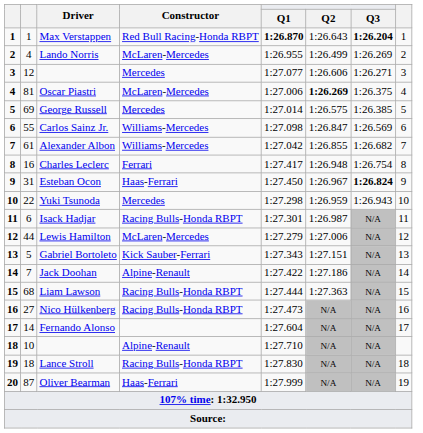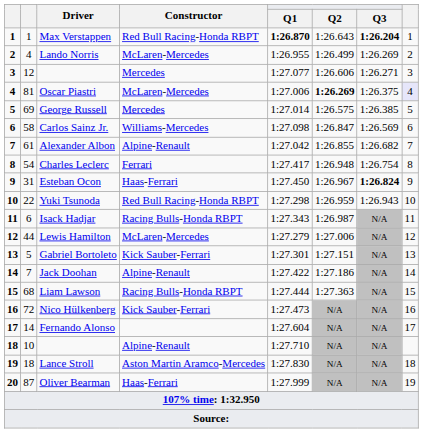(404, 91) no background -> (410, 91) lavender background
(29, 127) 55 -> (29, 127) 58
(165, 145) Williams-Mercedes -> (156, 145) Alpine-Renault
(29, 163) 16 -> (29, 163) 54
(143, 200) Mercedes -> (190, 200) Red Bull Racing-Honda RBPT
(283, 218) 1:27.301 -> (290, 218) 1:27.343
(283, 254) 1:27.343 -> (290, 254) 1:27.301
(29, 309) 27 -> (29, 309) 72
(182, 309) Racing Bulls-Honda RBPT -> (166, 309) Kick Sauber-Ferrari
(182, 363) Racing Bulls-Honda RBPT -> (194, 363) Aston Martin Aramco-Mercedes
